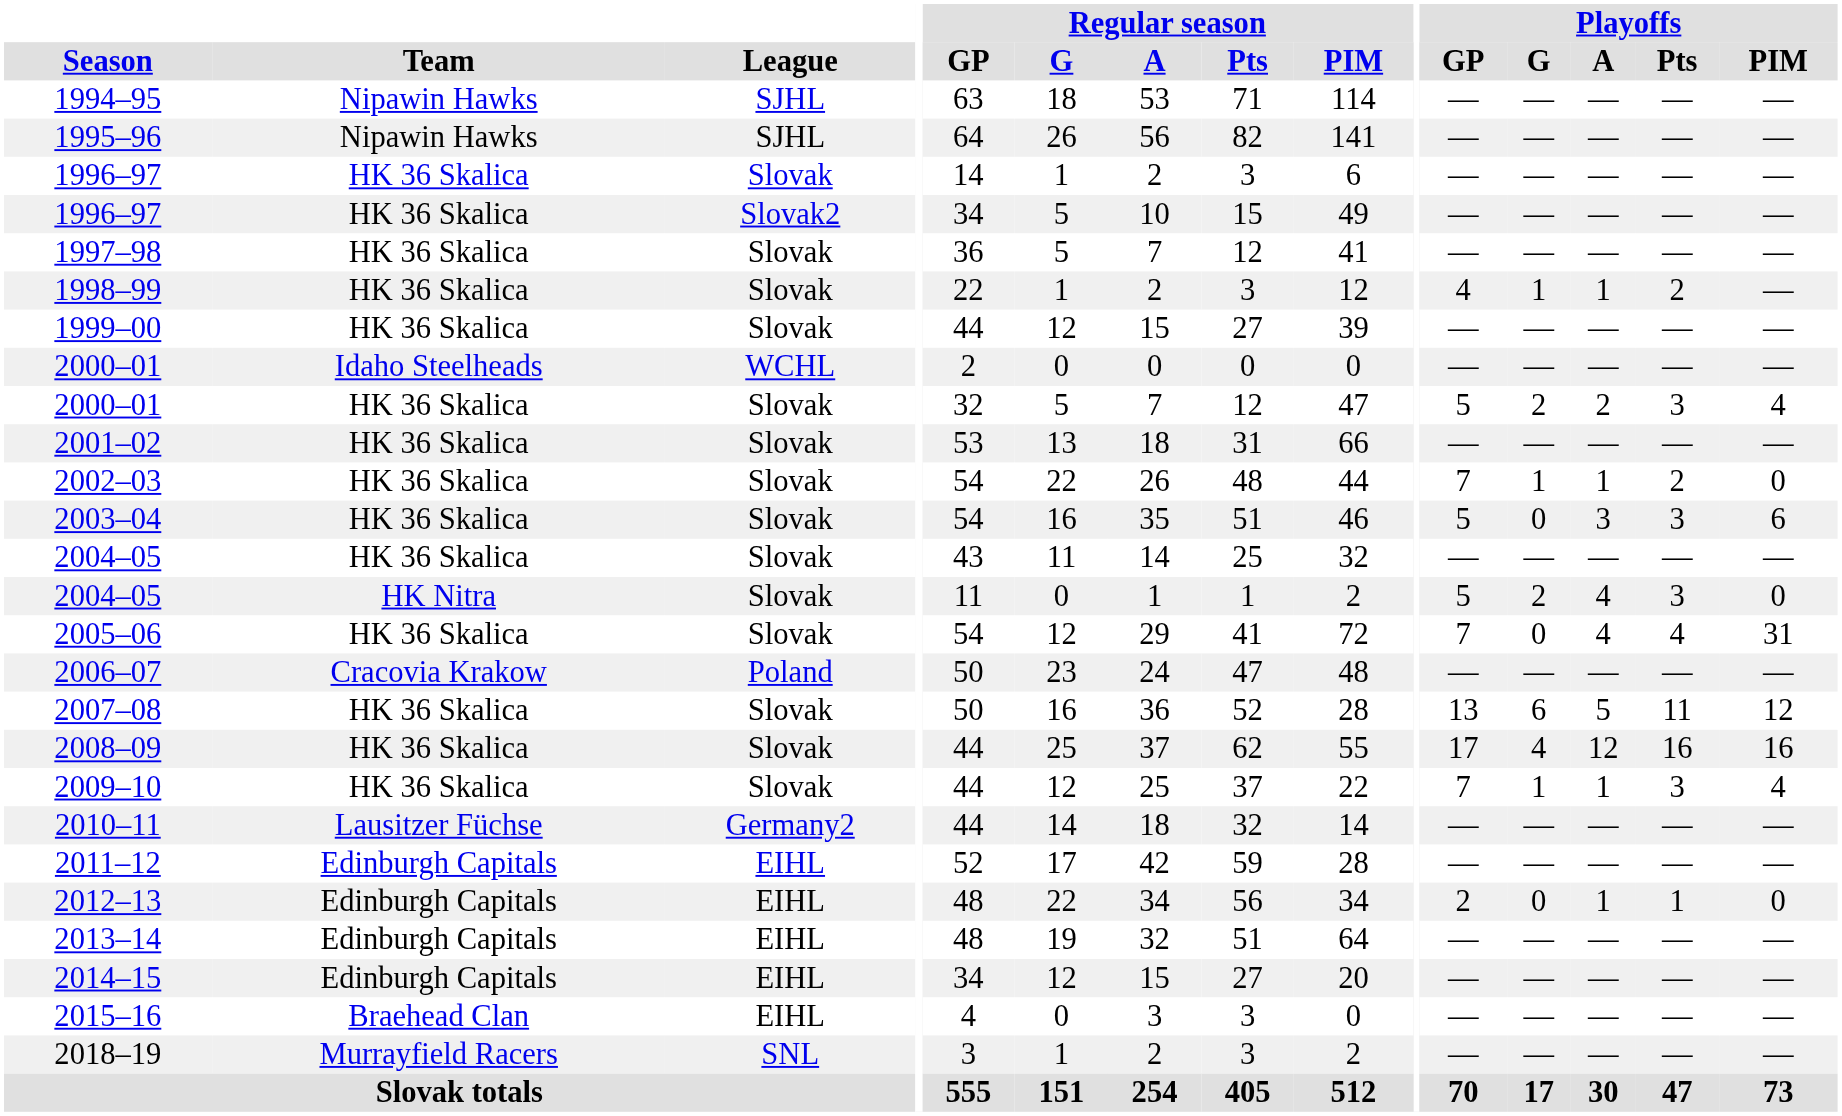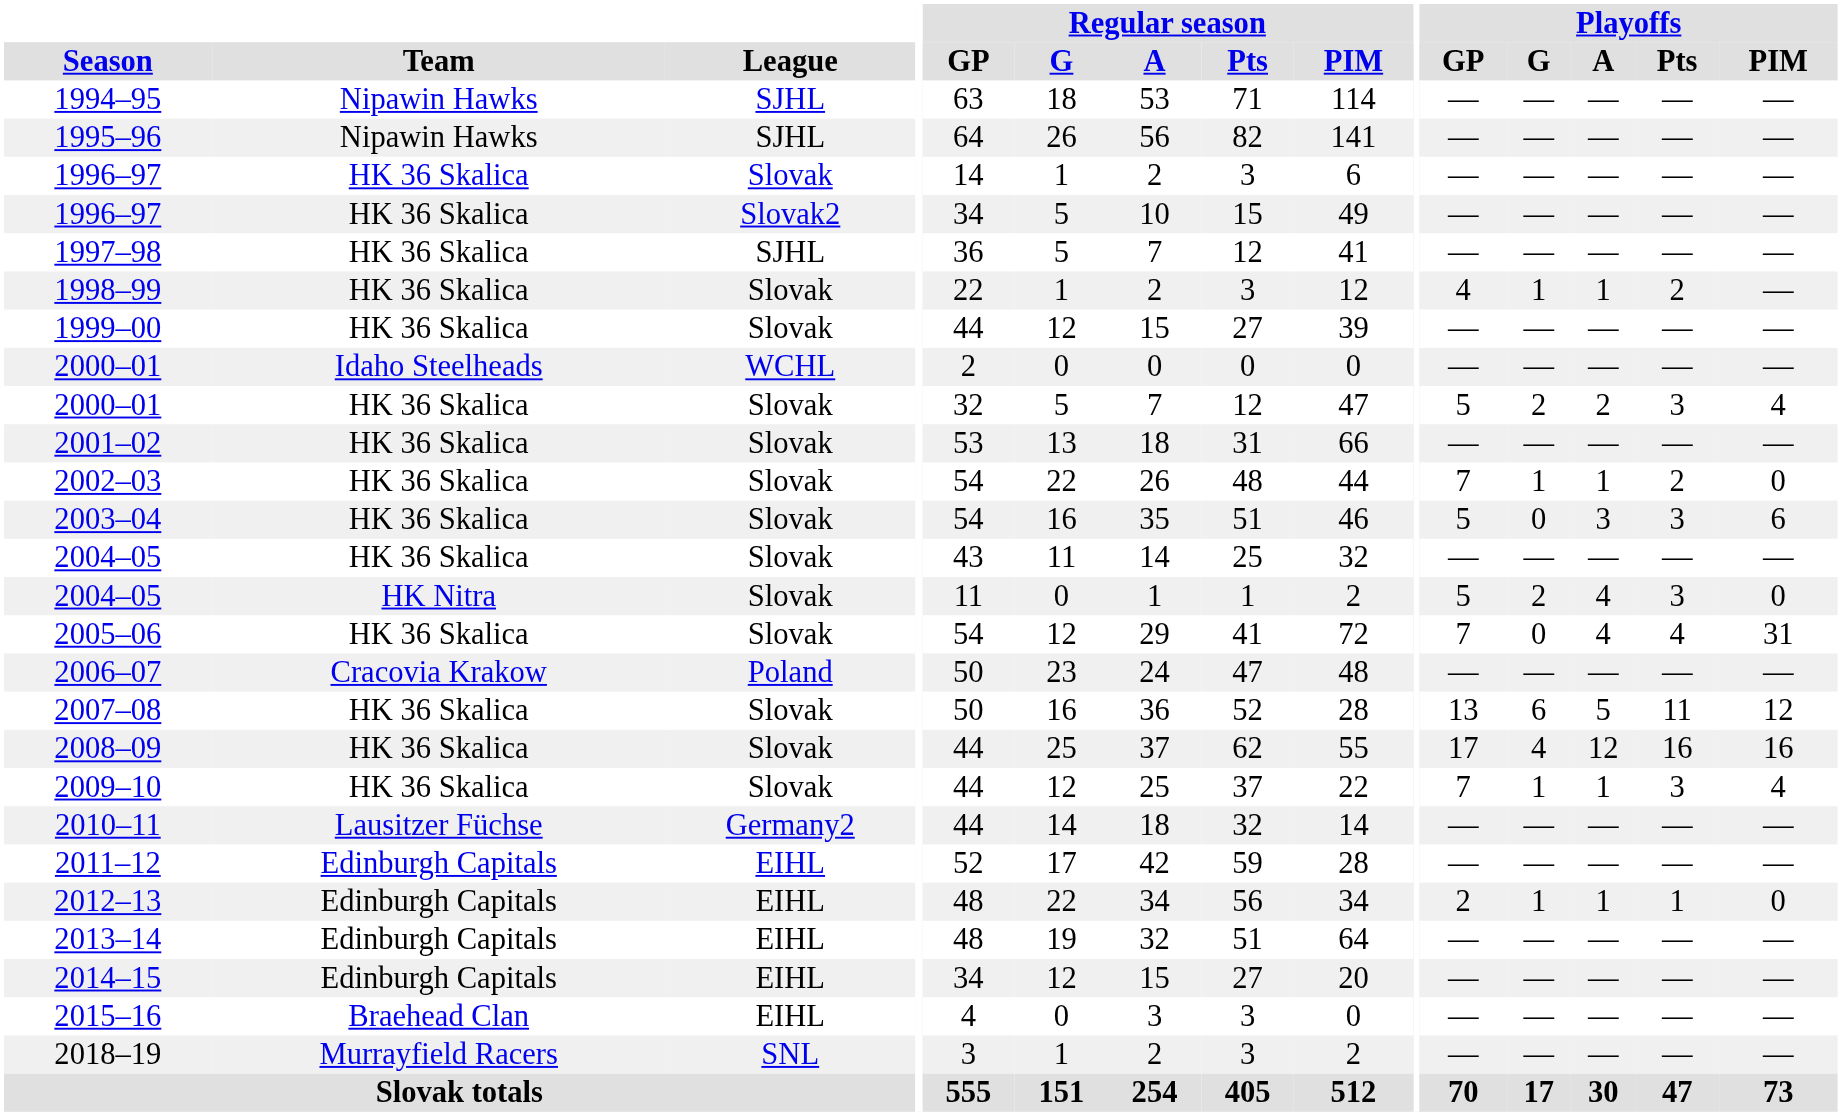(790, 251) Slovak -> (790, 251) SJHL
(1539, 901) 0 -> (1539, 901) 1
